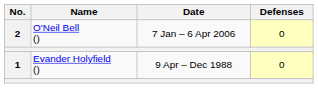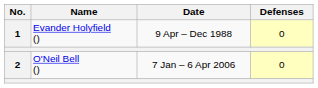rows swapped: (18, 65) <-> (18, 33)
